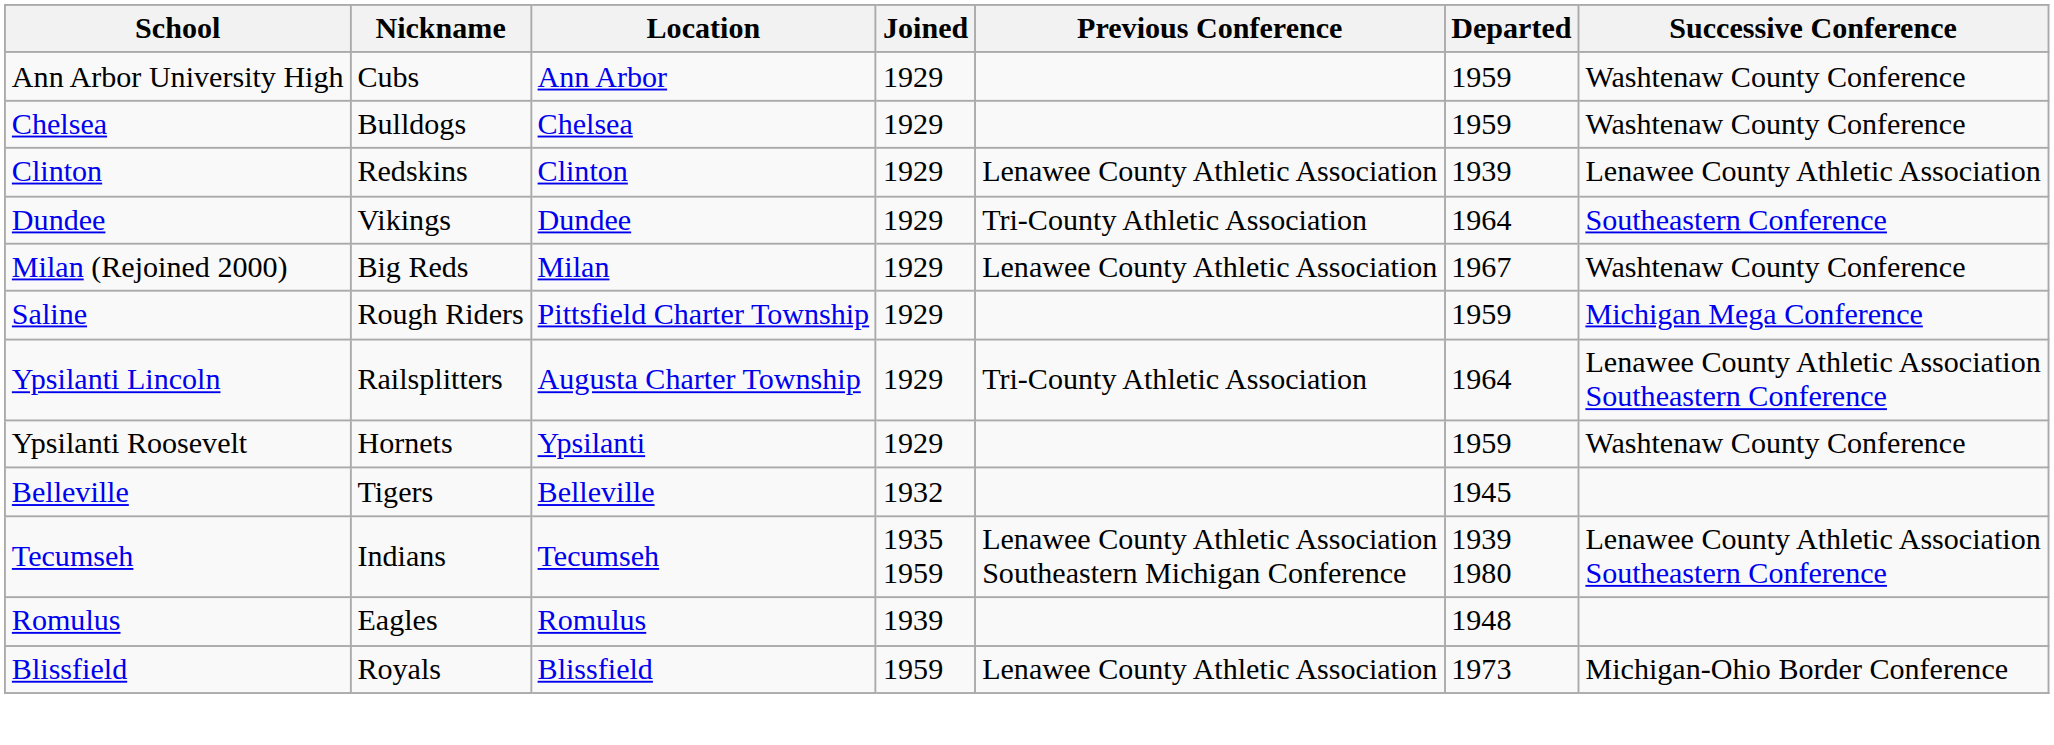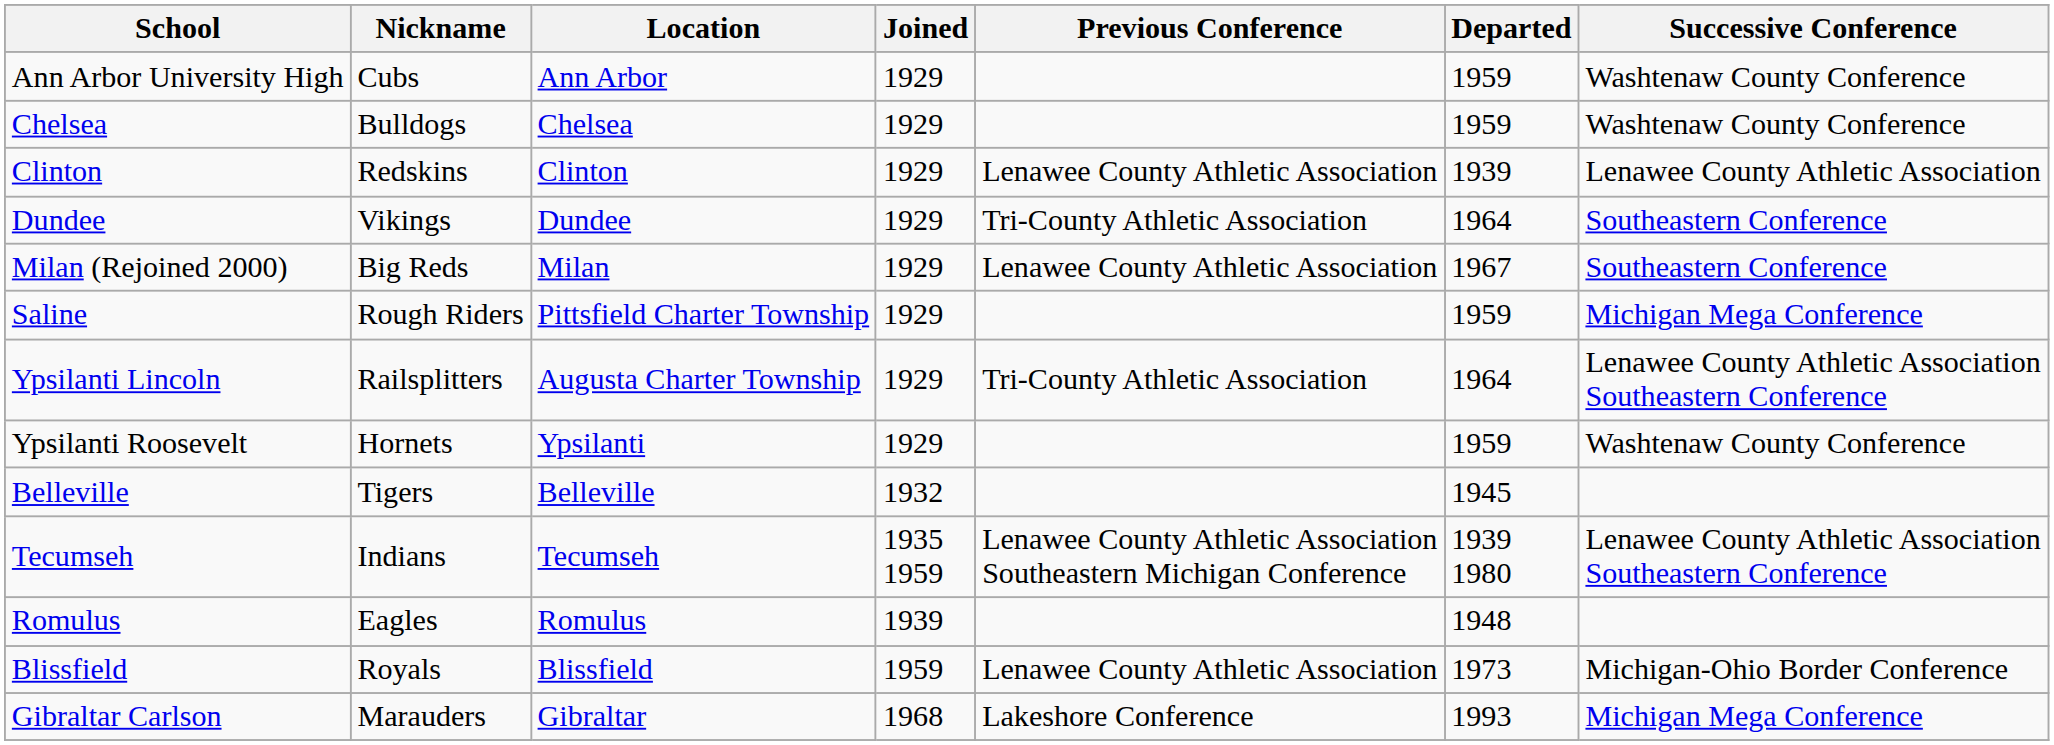(1776, 266) Washtenaw County Conference -> (1736, 266) Southeastern Conference
+ row: (117, 716)
